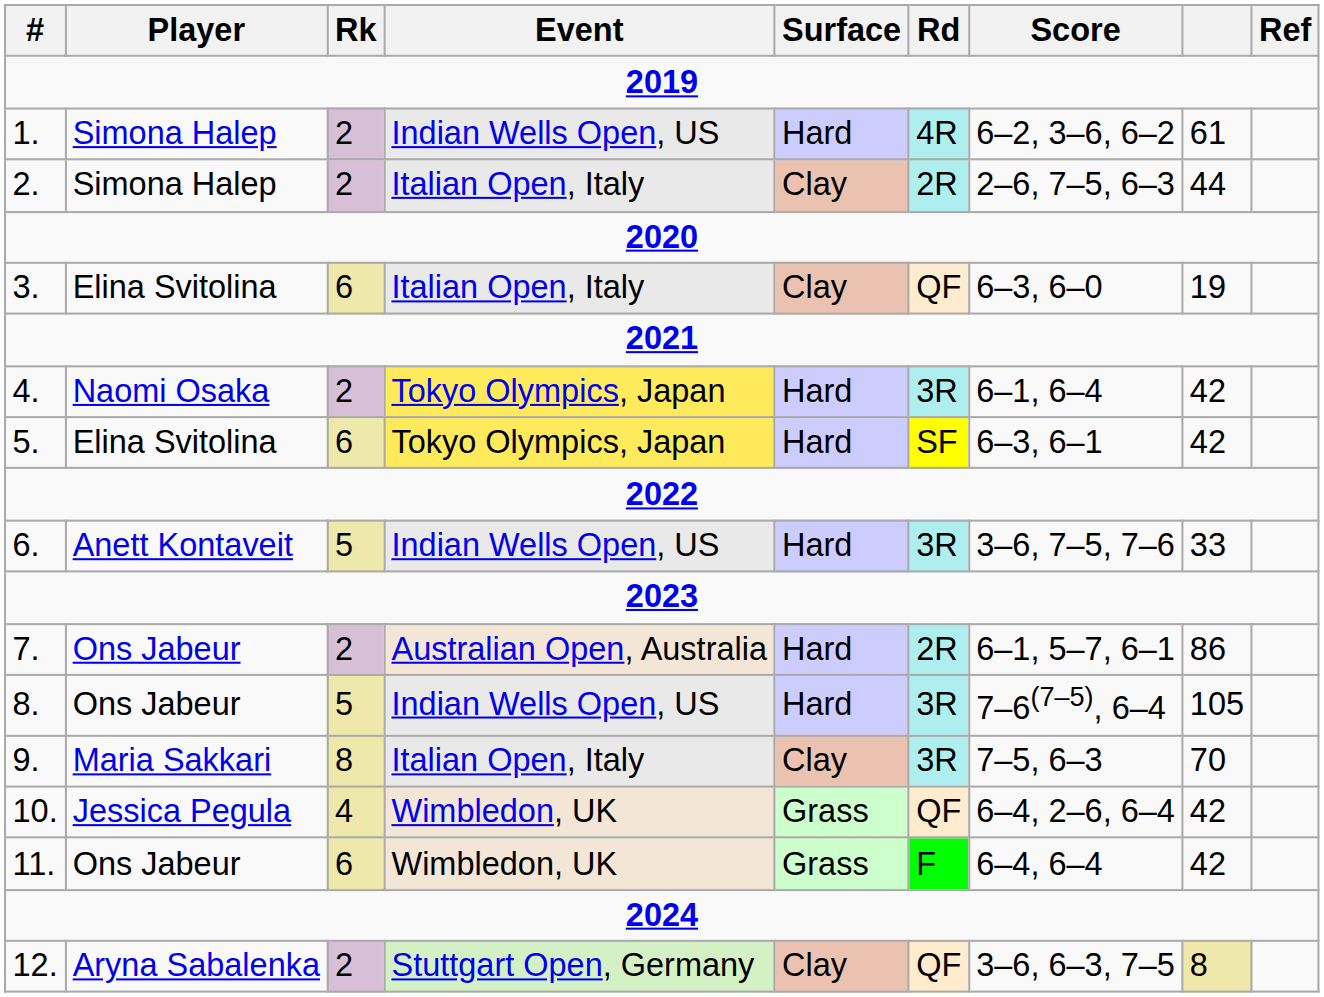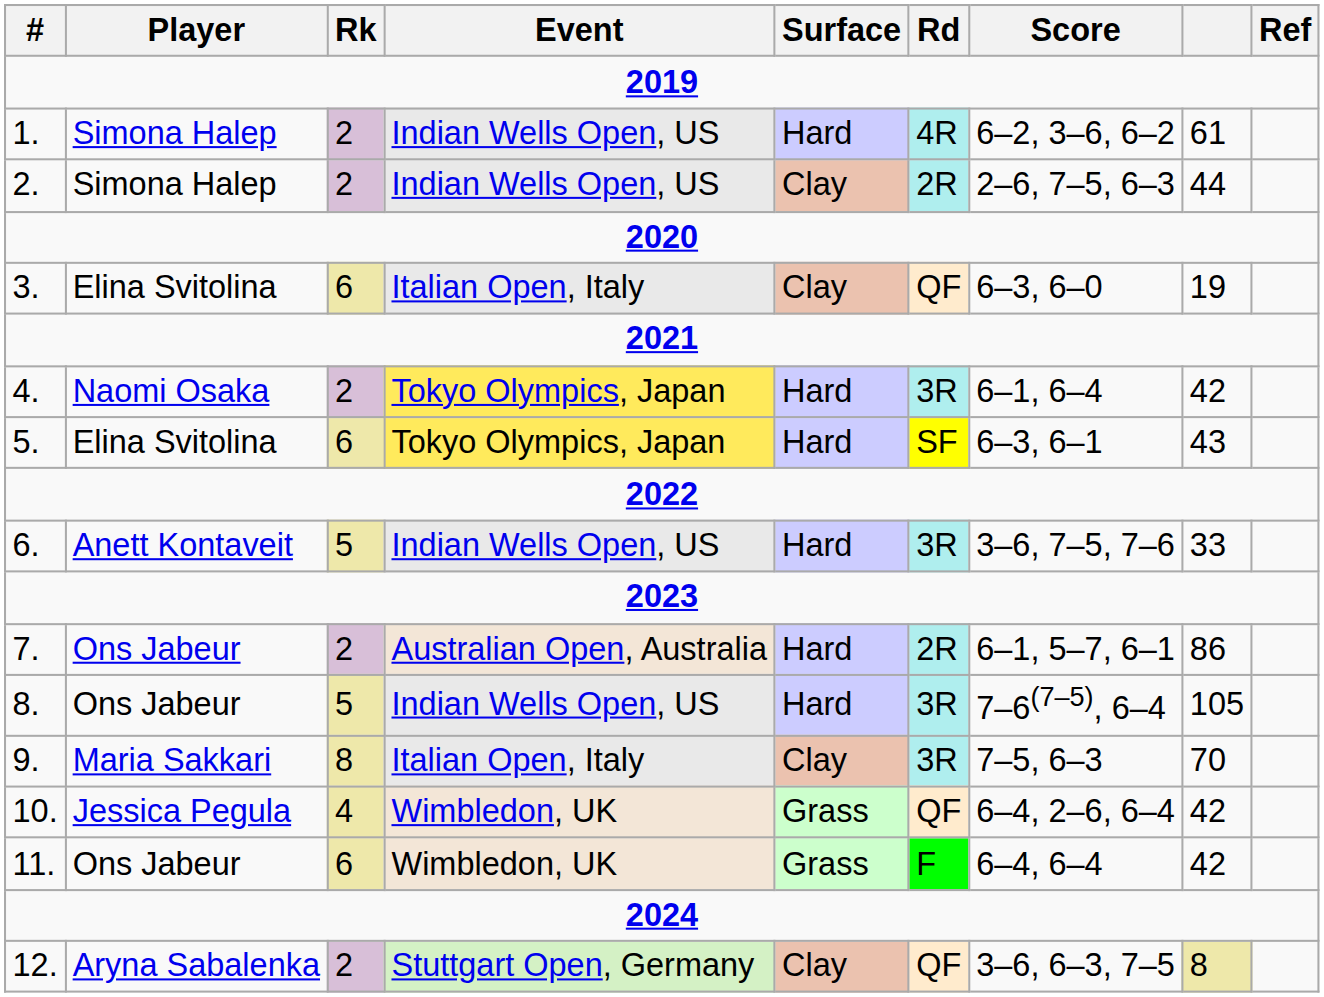(518, 184) Italian Open, Italy -> (555, 184) Indian Wells Open, US
(1208, 442) 42 -> (1208, 442) 43
